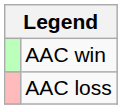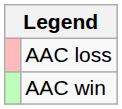rows swapped: (66, 55) <-> (69, 88)
